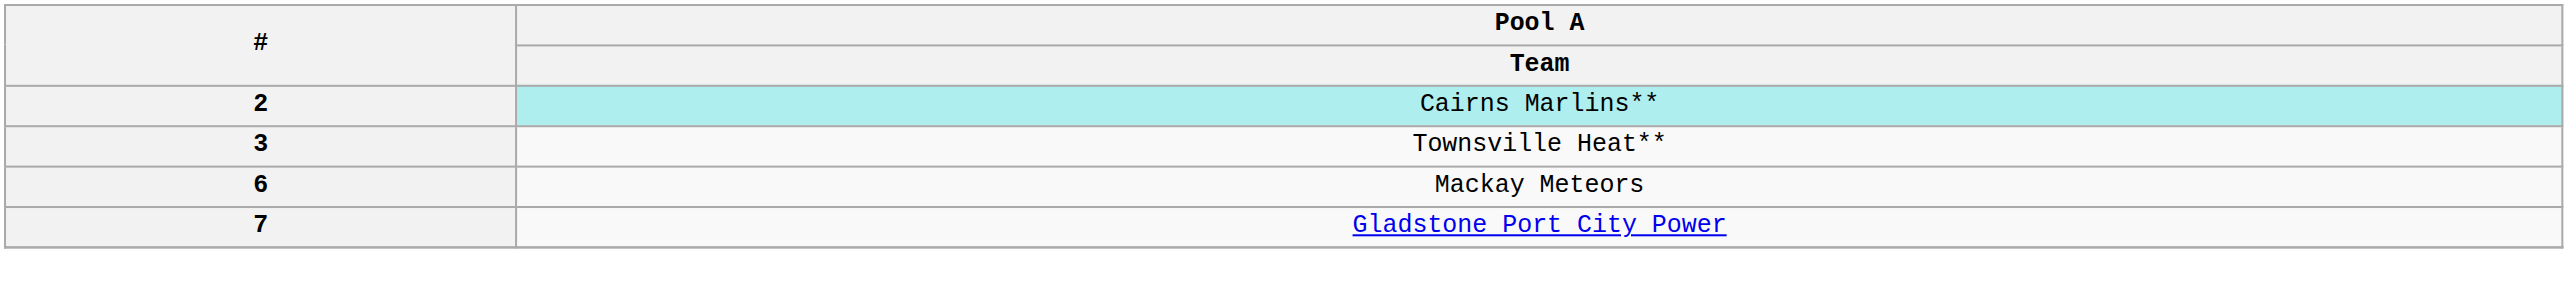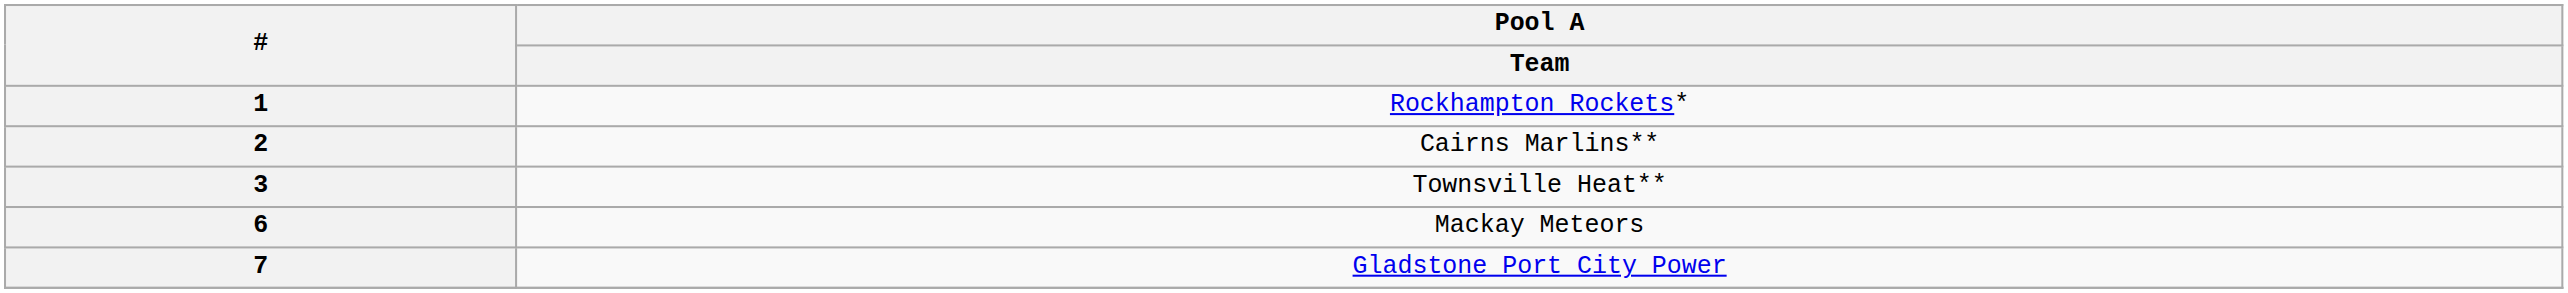+ row: (261, 106)
(1540, 106) paleturquoise background -> (1540, 146) no background
